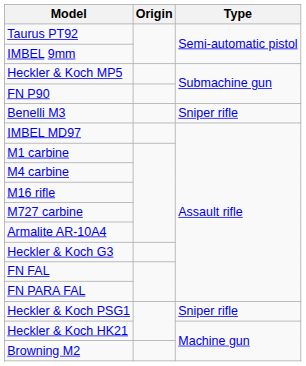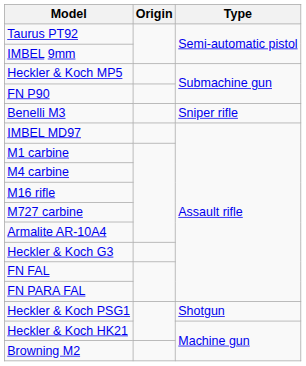(208, 311) Sniper rifle -> (202, 311) Shotgun
